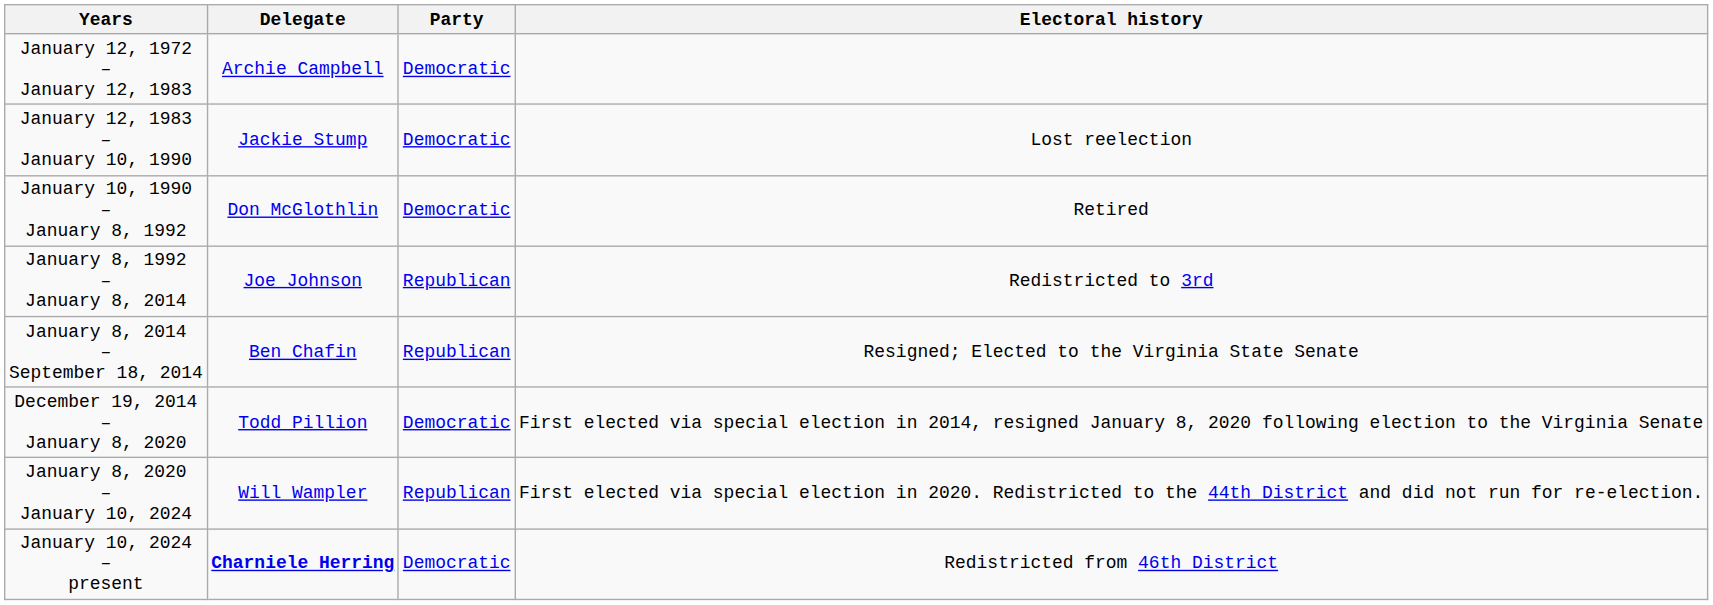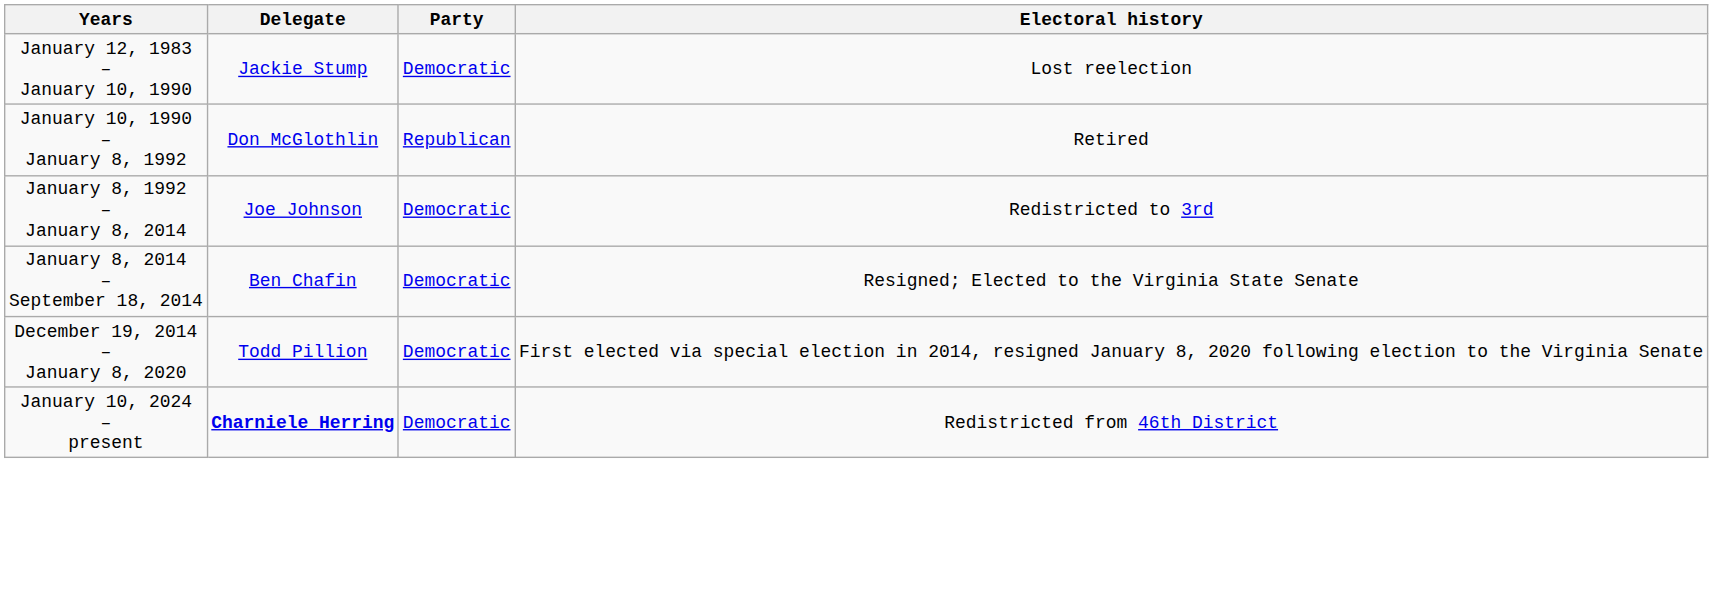- row: (106, 69)
(457, 211) Democratic -> (457, 140) Republican
(457, 281) Republican -> (457, 211) Democratic
(457, 352) Republican -> (457, 281) Democratic
- row: (106, 493)
